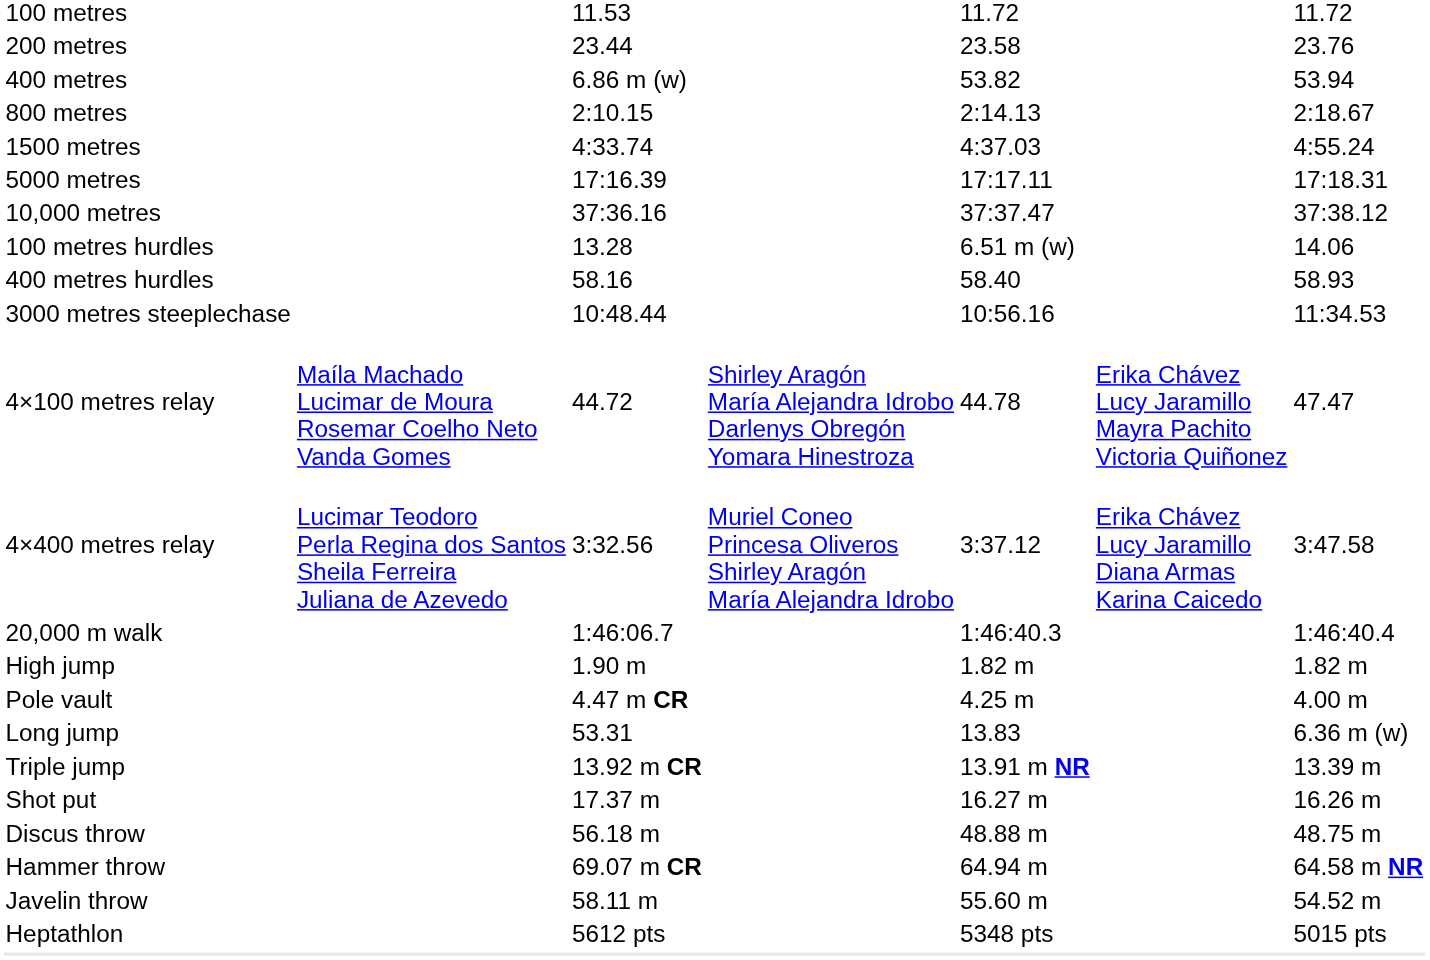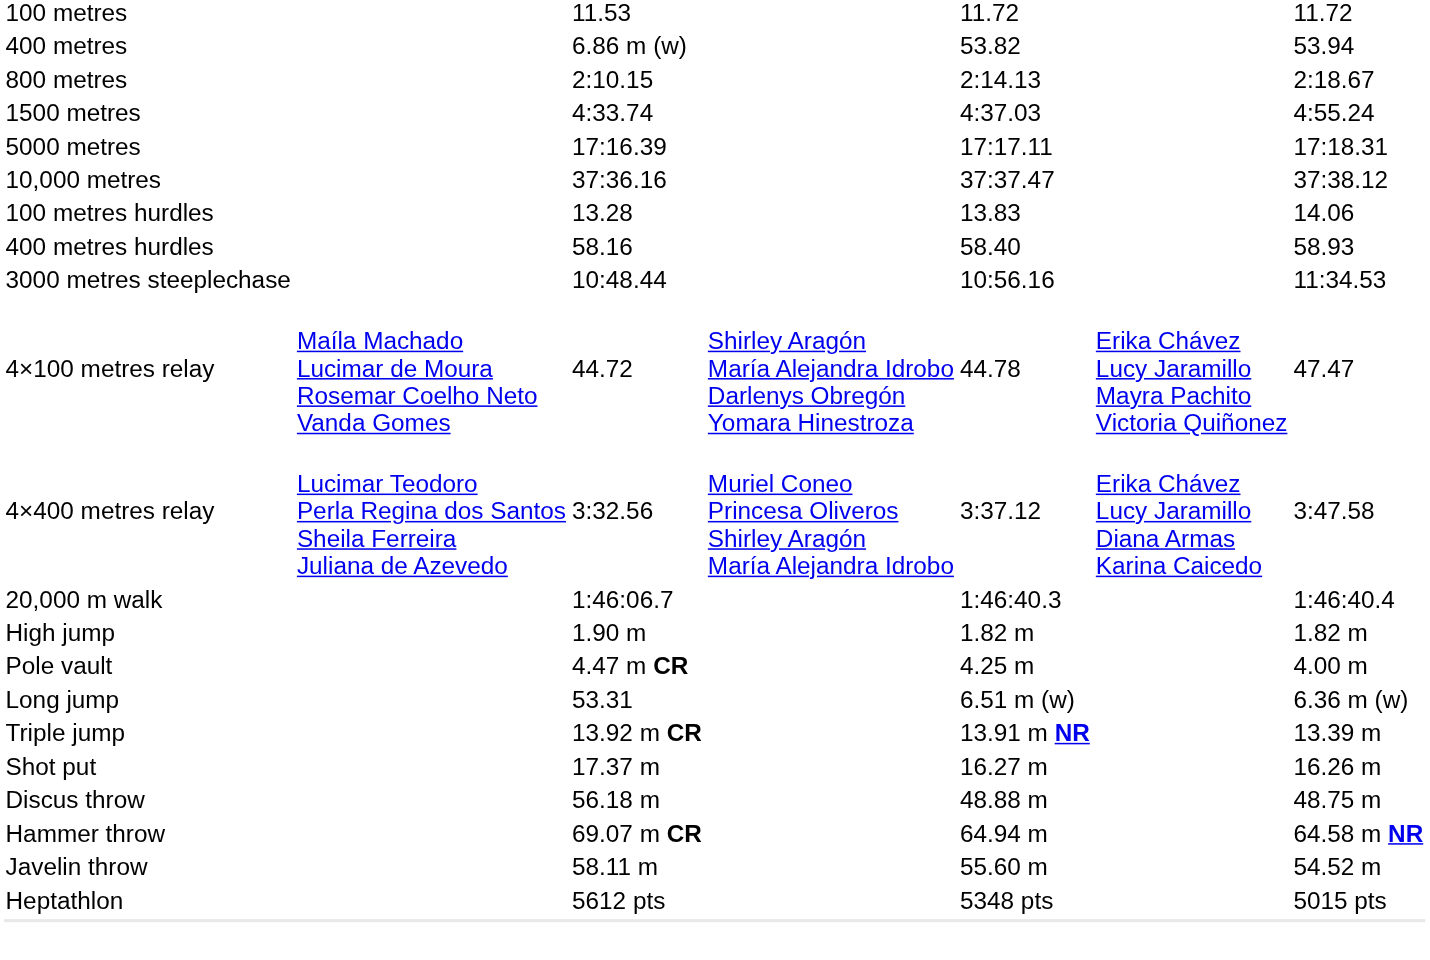- row: (66, 46)
(1017, 247) 6.51 m (w) -> (990, 213) 13.83
(990, 733) 13.83 -> (1017, 700) 6.51 m (w)
